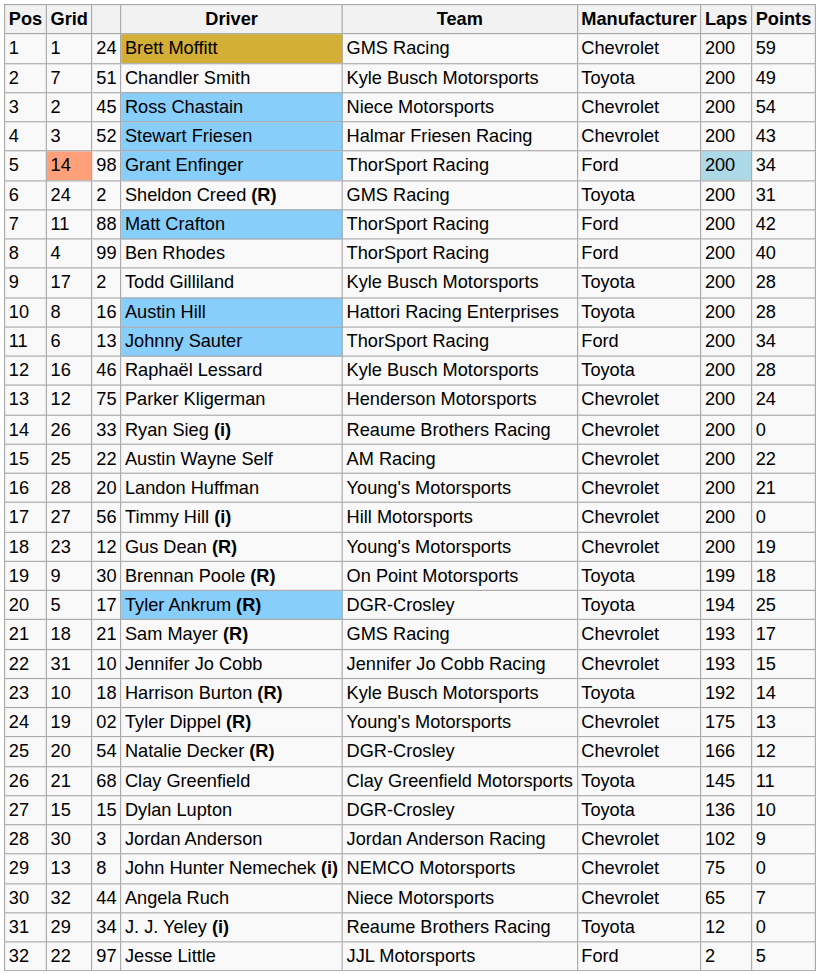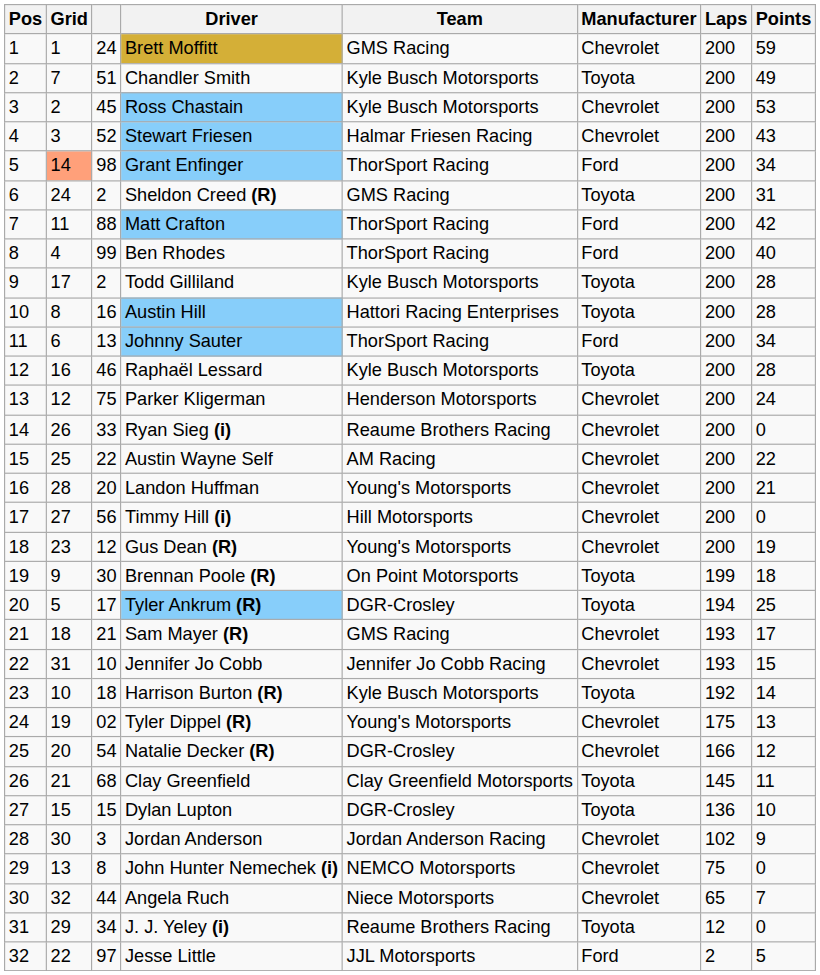(420, 106) Niece Motorsports -> (443, 106) Kyle Busch Motorsports
(766, 106) 54 -> (766, 106) 53
(720, 165) lightblue background -> (720, 165) no background
